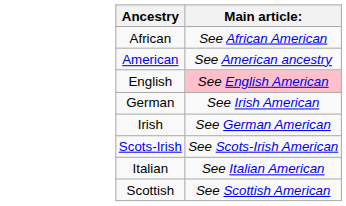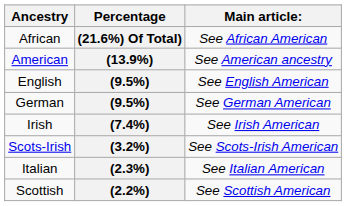+ column: (130, 16)
(263, 81) pink background -> (263, 81) no background
(263, 103) See Irish American -> (263, 103) See German American
(263, 125) See German American -> (263, 125) See Irish American
